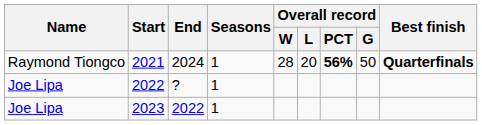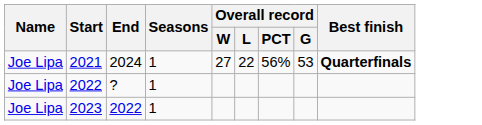(66, 62) Raymond Tiongco -> (35, 62) Joe Lipa
(286, 62) 28 -> (223, 62) 27
(309, 62) 20 -> (246, 62) 22
(338, 62) bold -> (276, 62) normal
(368, 62) 50 -> (306, 62) 53
